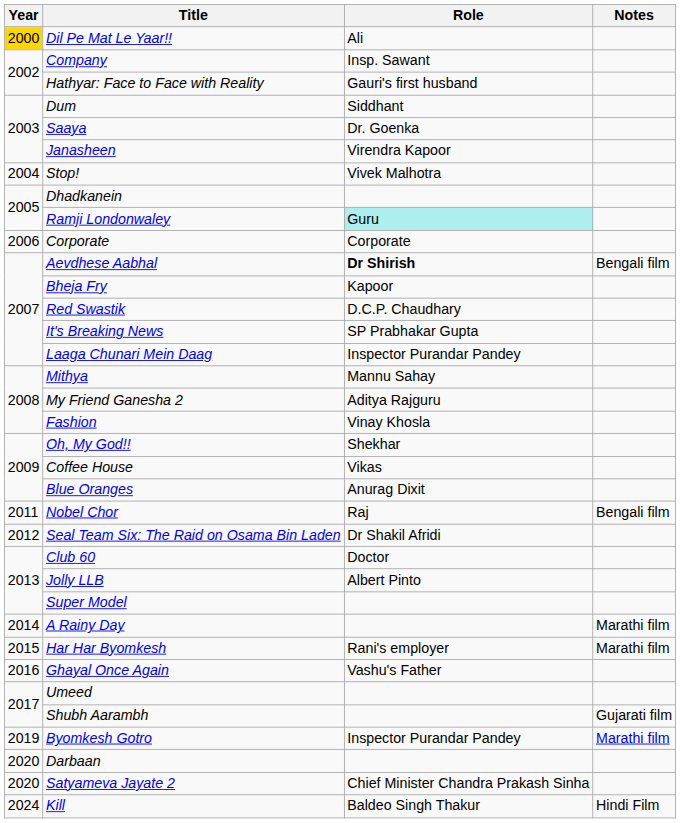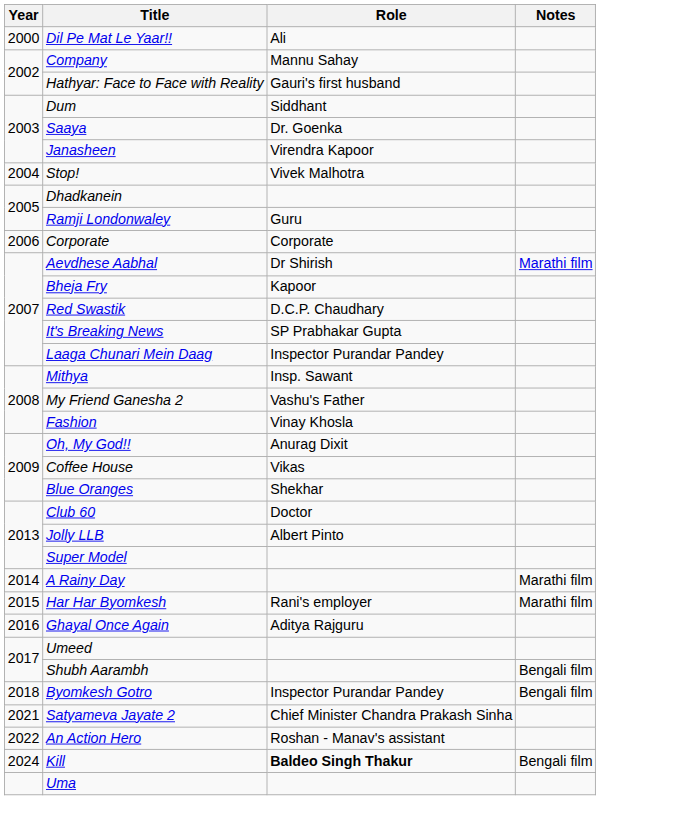(24, 38) gold background -> (24, 38) no background
(388, 60) Insp. Sawant -> (314, 60) Mannu Sahay
(363, 219) paleturquoise background -> (286, 219) no background
(381, 264) bold -> (301, 264) normal
(633, 264) Bengali film -> (556, 264) Marathi film
(391, 377) Mannu Sahay -> (311, 377) Insp. Sawant
(394, 399) Aditya Rajguru -> (317, 399) Vashu's Father
(374, 444) Shekhar -> (309, 444) Anurag Dixit
(386, 490) Anurag Dixit -> (297, 490) Shekhar
- row: (82, 512)
- row: (193, 535)
(394, 670) Vashu's Father -> (317, 625) Aditya Rajguru
(634, 715) Gujarati film -> (556, 670) Bengali film
(24, 738) 2019 -> (24, 693) 2018
(633, 738) Marathi film -> (556, 693) Bengali film
- row: (73, 761)
(24, 783) 2020 -> (24, 715) 2021
+ row: (94, 738)
(414, 806) normal -> (341, 761) bold
(628, 806) Hindi Film -> (556, 761) Bengali film
+ row: (61, 783)
